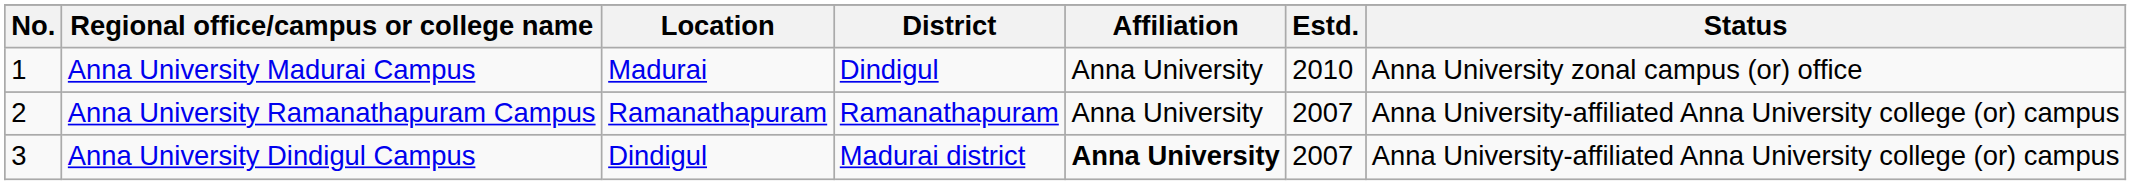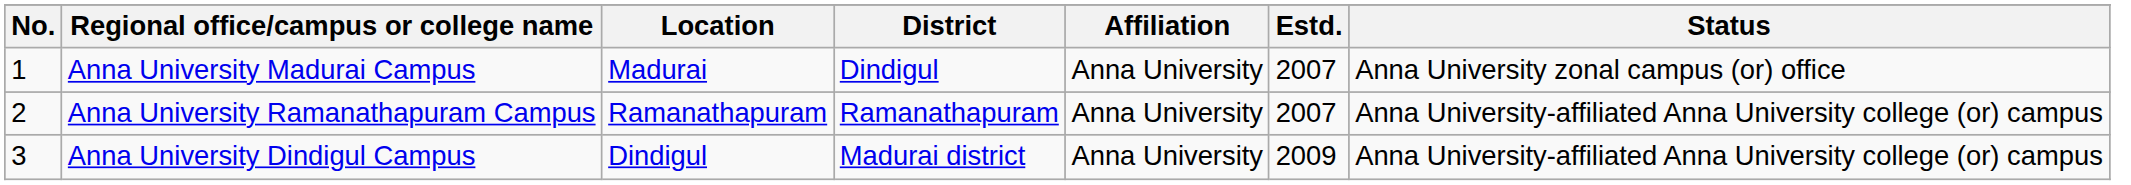(1323, 69) 2010 -> (1306, 69) 2007
(1176, 156) bold -> (1167, 156) normal
(1323, 156) 2007 -> (1306, 156) 2009
